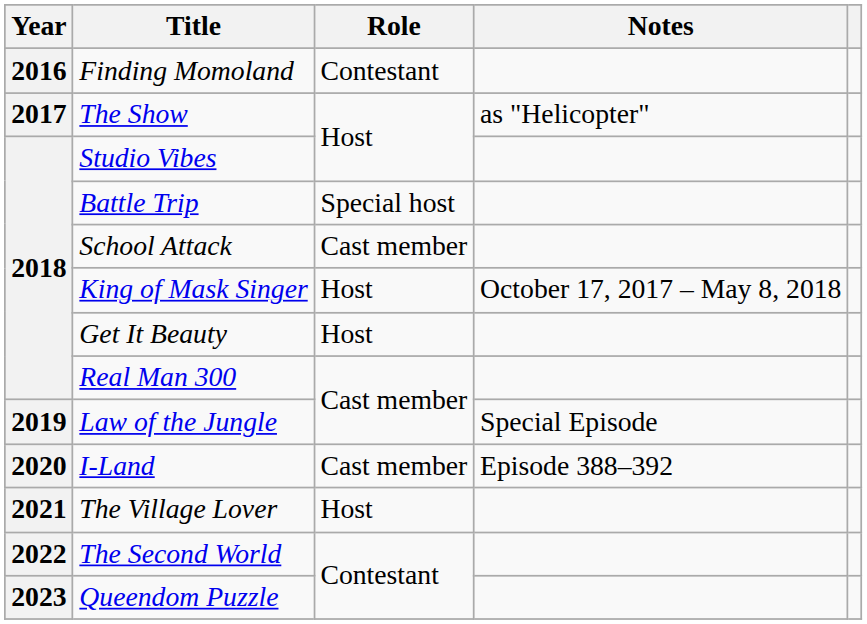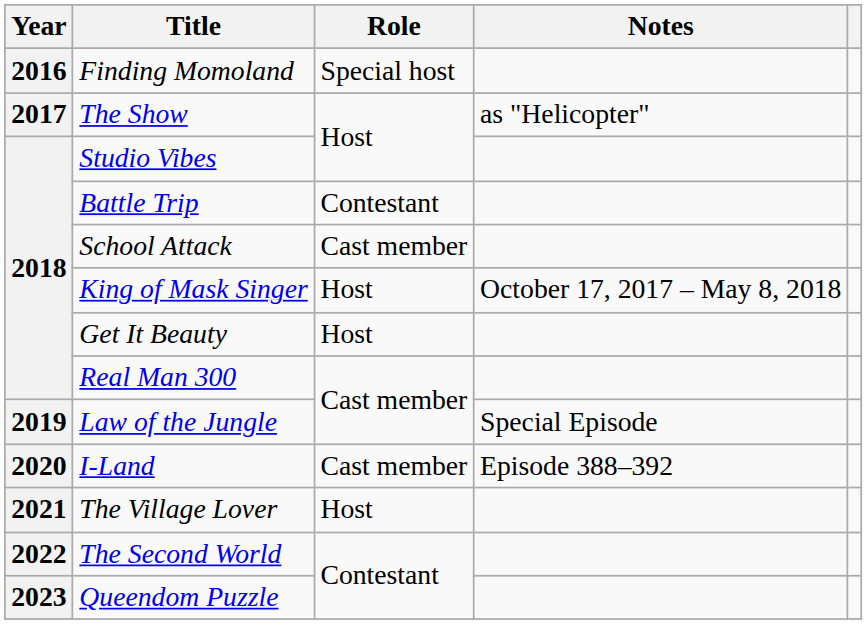(380, 70) Contestant -> (388, 70) Special host
(388, 202) Special host -> (380, 202) Contestant
